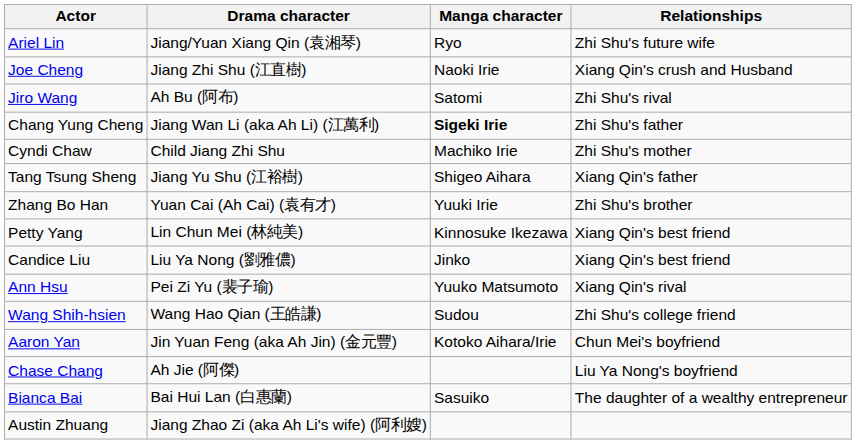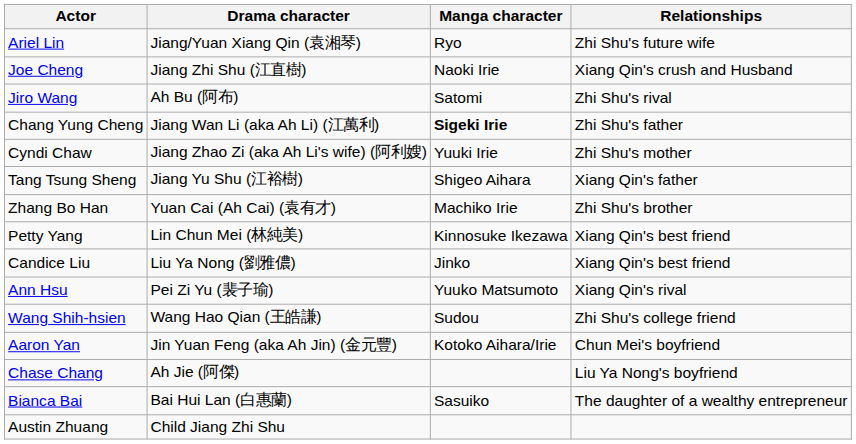(218, 151) Child Jiang Zhi Shu -> (289, 152) Jiang Zhao Zi (aka Ah Li's wife) (阿利嫂)
(476, 151) Machiko Irie -> (466, 152) Yuuki Irie
(466, 205) Yuuki Irie -> (476, 208) Machiko Irie
(289, 424) Jiang Zhao Zi (aka Ah Li's wife) (阿利嫂) -> (218, 426) Child Jiang Zhi Shu
